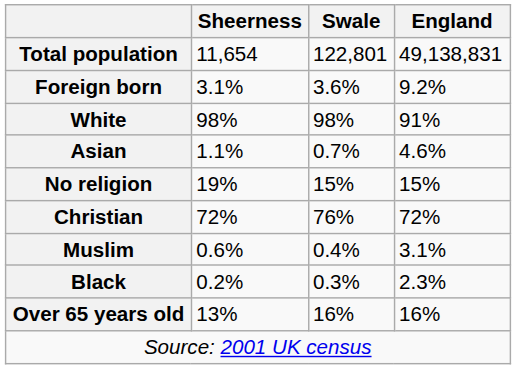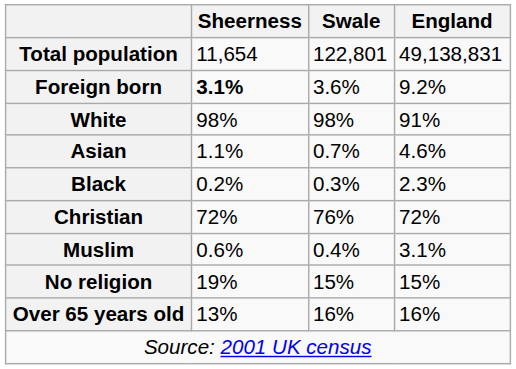(220, 87) normal -> (220, 87) bold
rows swapped: (99, 282) <-> (99, 184)
